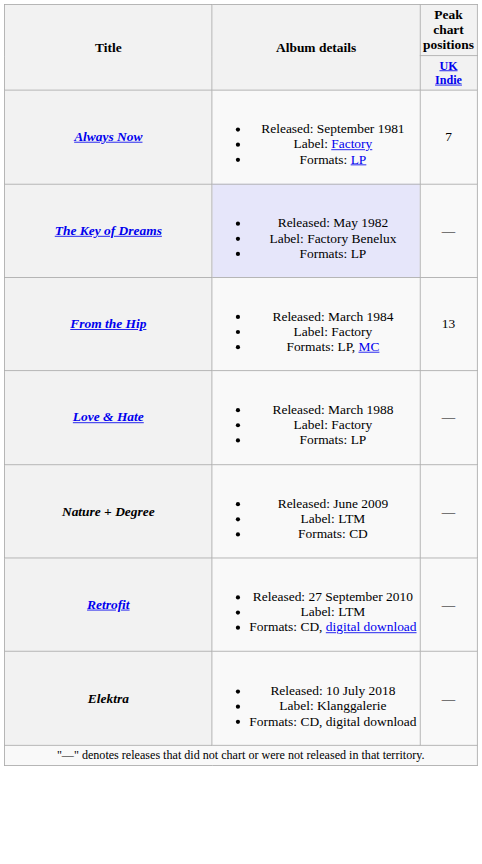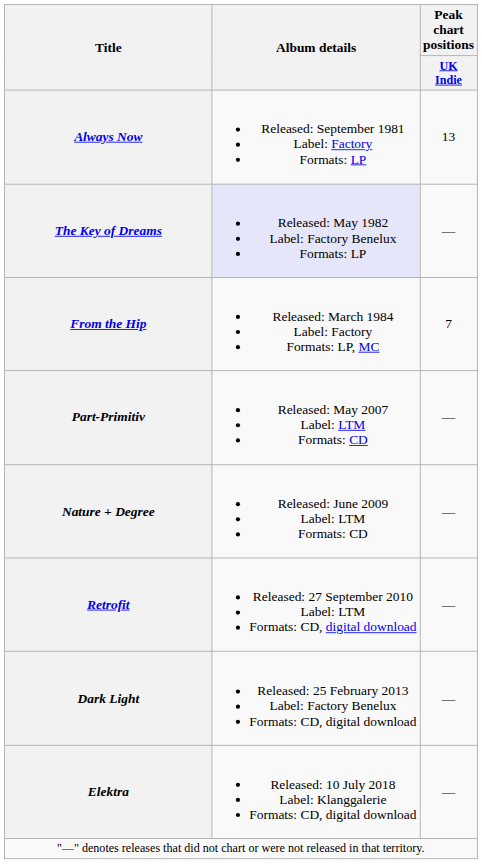(449, 137) 7 -> (449, 137) 13
(449, 324) 13 -> (449, 324) 7
- row: (108, 417)
+ row: (108, 417)
+ row: (108, 698)
